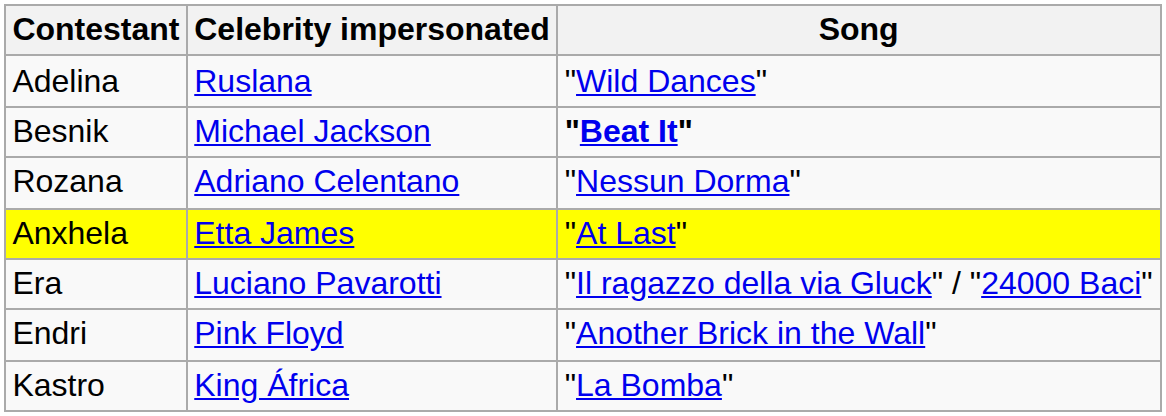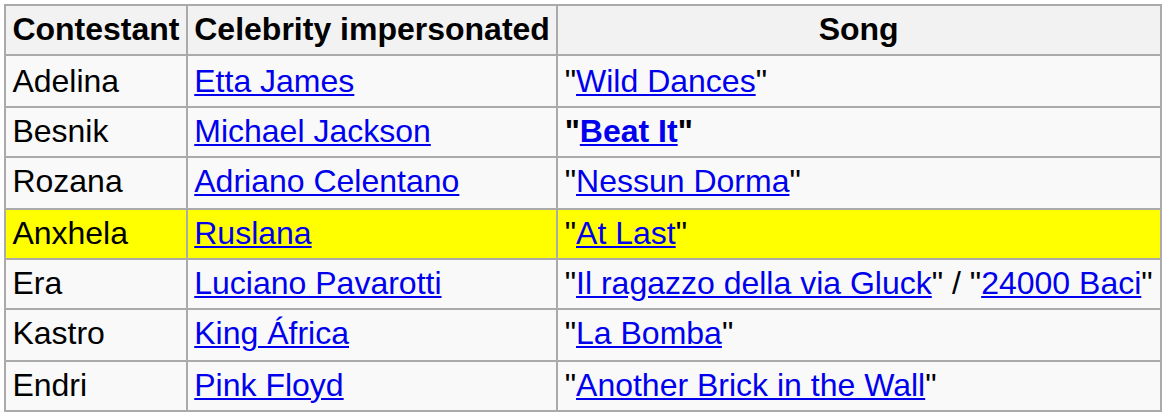(253, 80) Ruslana -> (274, 80) Etta James
(274, 232) Etta James -> (253, 232) Ruslana
rows swapped: (59, 385) <-> (50, 334)
